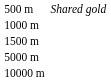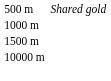- row: (22, 57)
